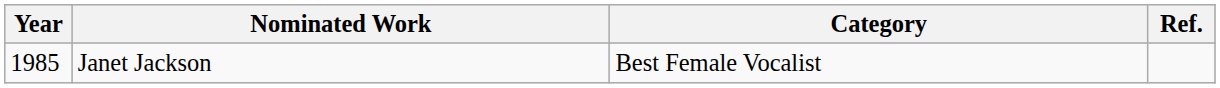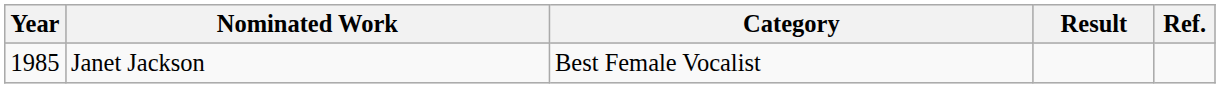+ column: (1094, 23)
